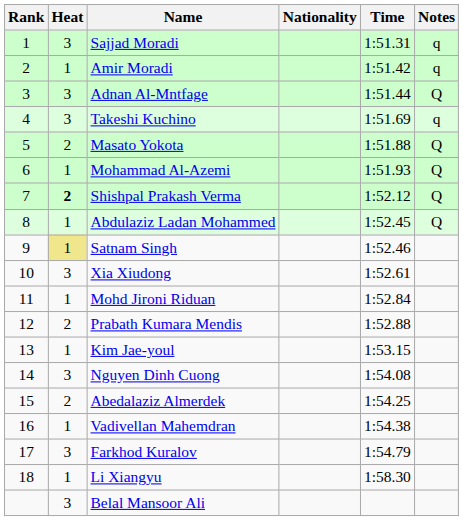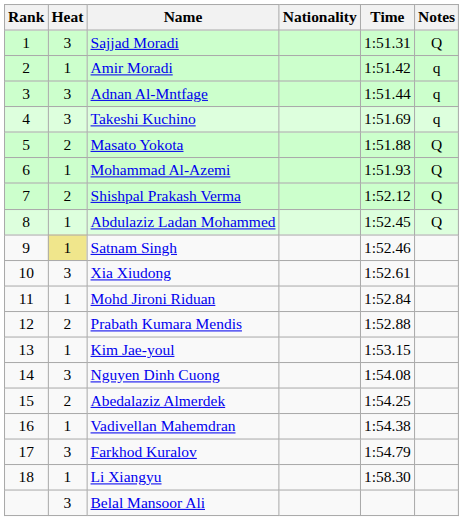(437, 43) q -> (437, 43) Q
(437, 94) Q -> (437, 94) q
(67, 196) bold -> (67, 196) normal
